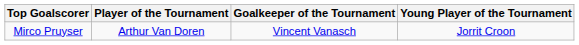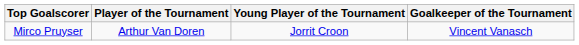columns swapped: (314, 13) <-> (486, 13)
